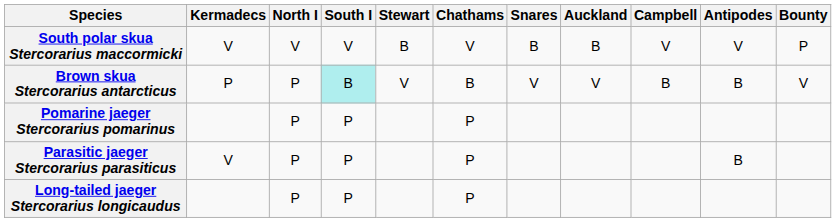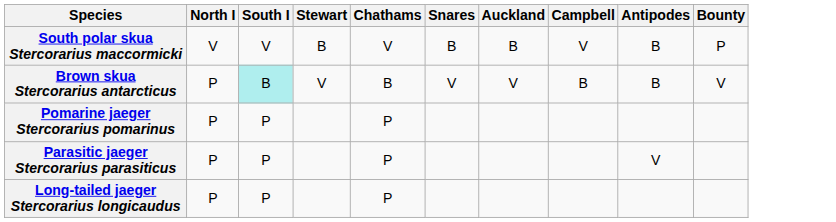- column: (228, 15)
(738, 45) V -> (656, 45) B
(738, 160) B -> (656, 160) V
